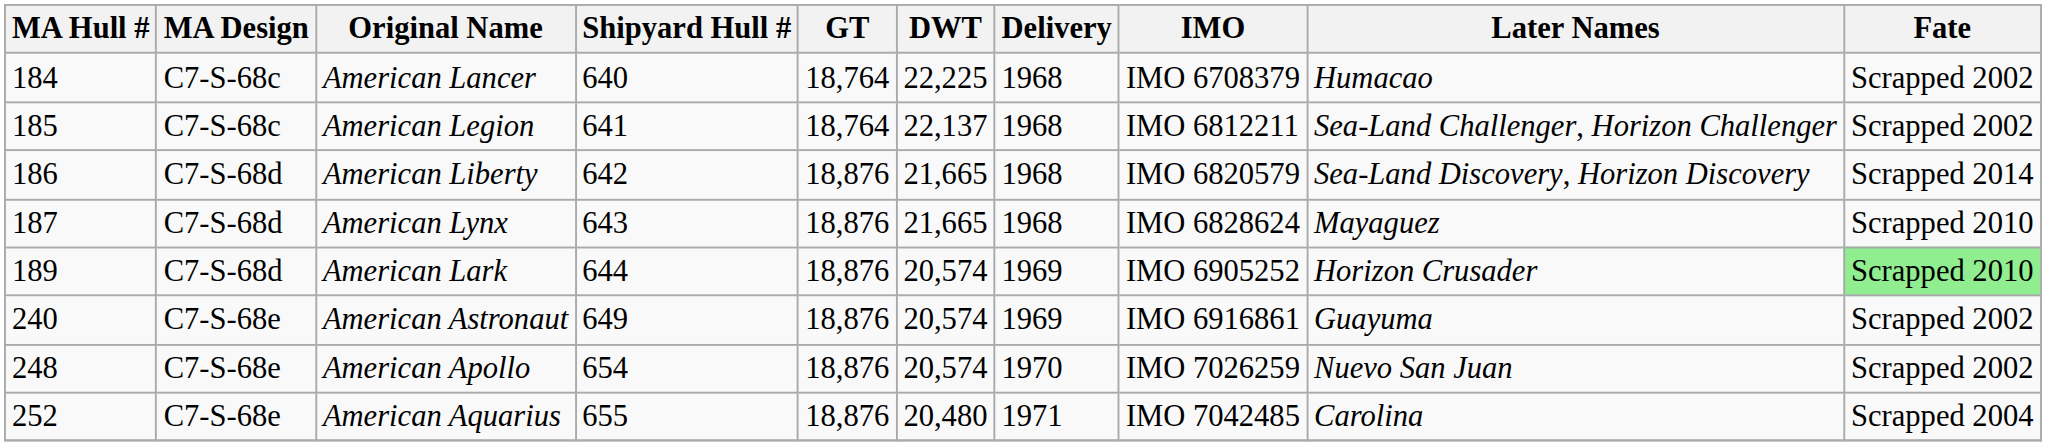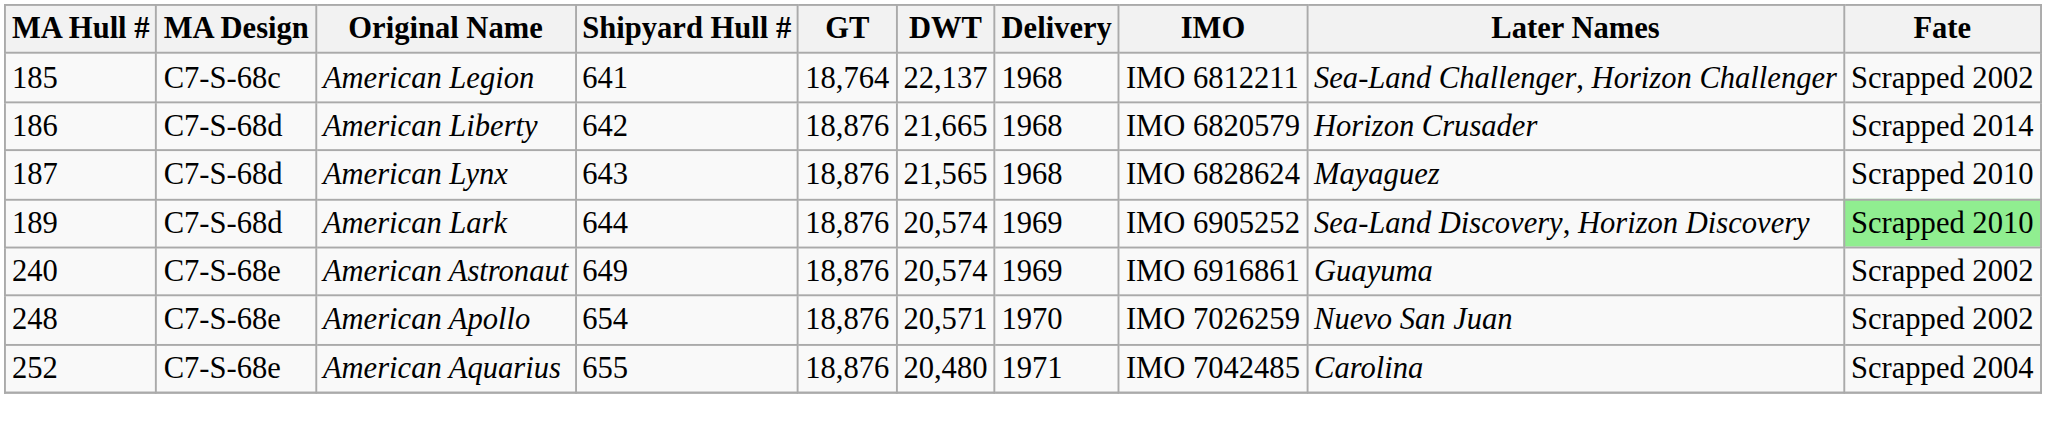- row: (429, 77)
(1562, 174) Sea-Land Discovery, Horizon Discovery -> (1426, 125) Horizon Crusader
(945, 222) 21,665 -> (945, 174) 21,565
(1426, 271) Horizon Crusader -> (1562, 222) Sea-Land Discovery, Horizon Discovery
(945, 367) 20,574 -> (945, 319) 20,571
